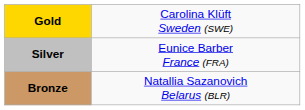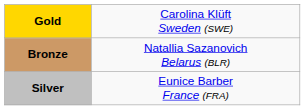rows swapped: (48, 54) <-> (48, 87)
